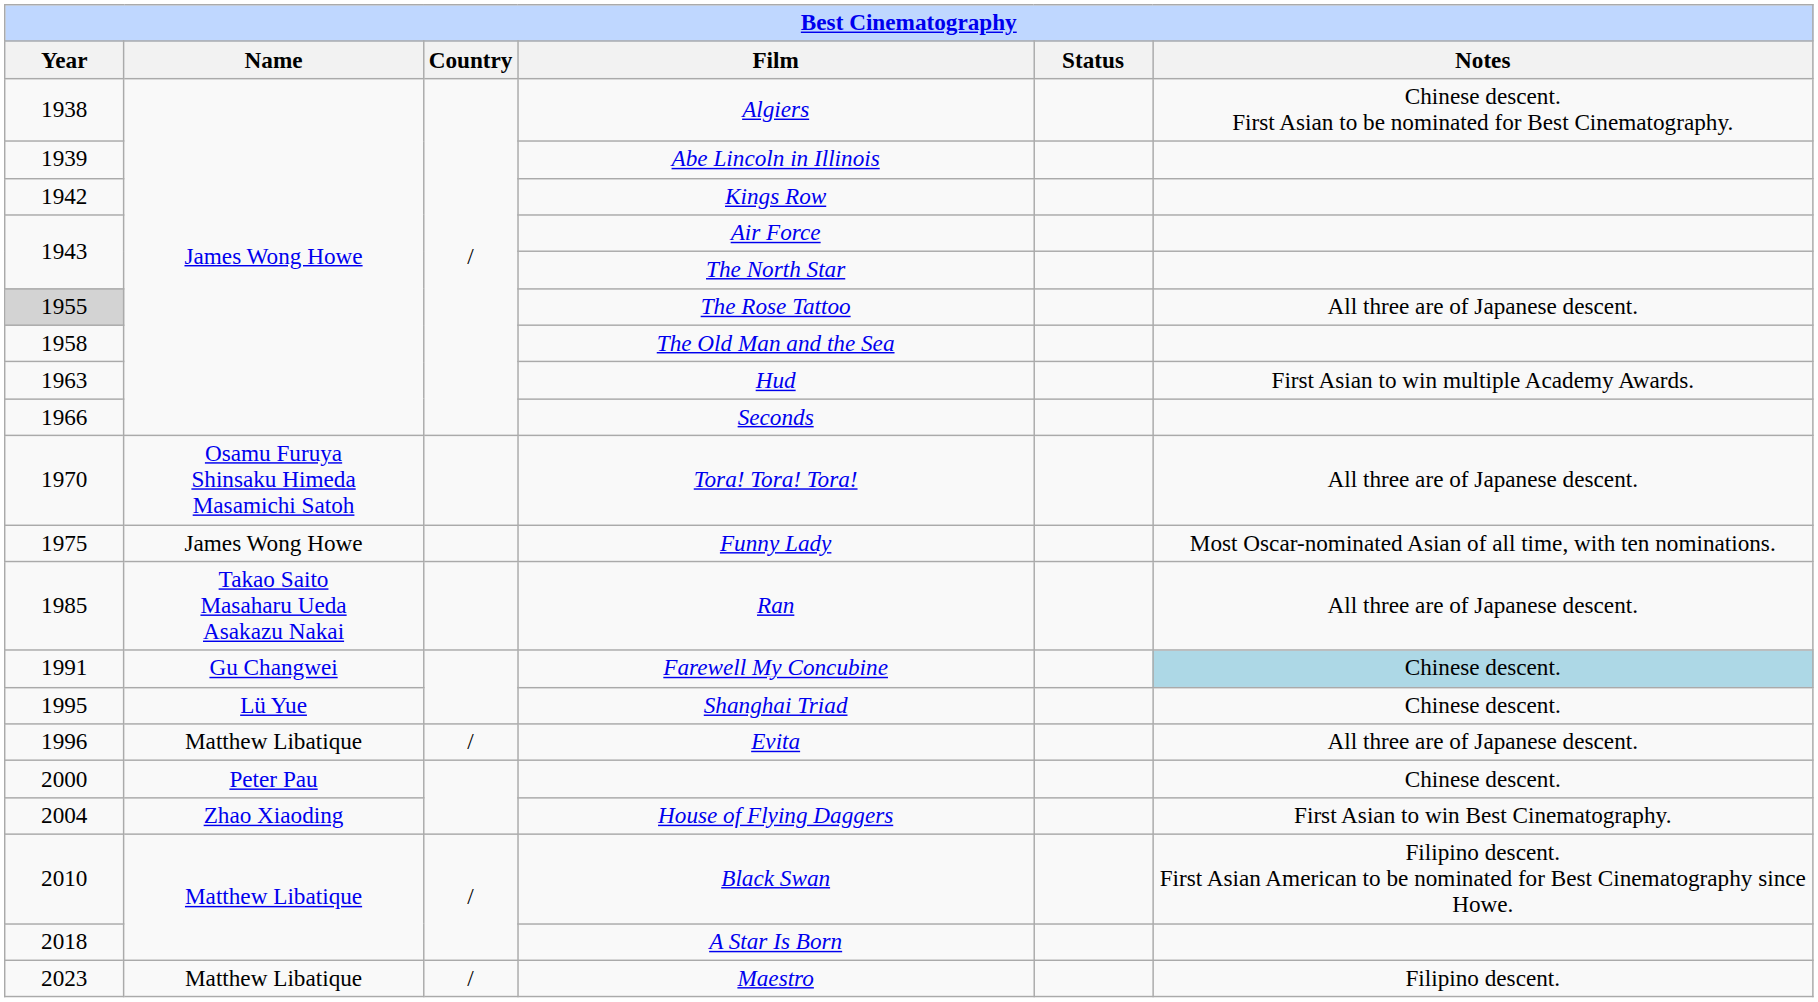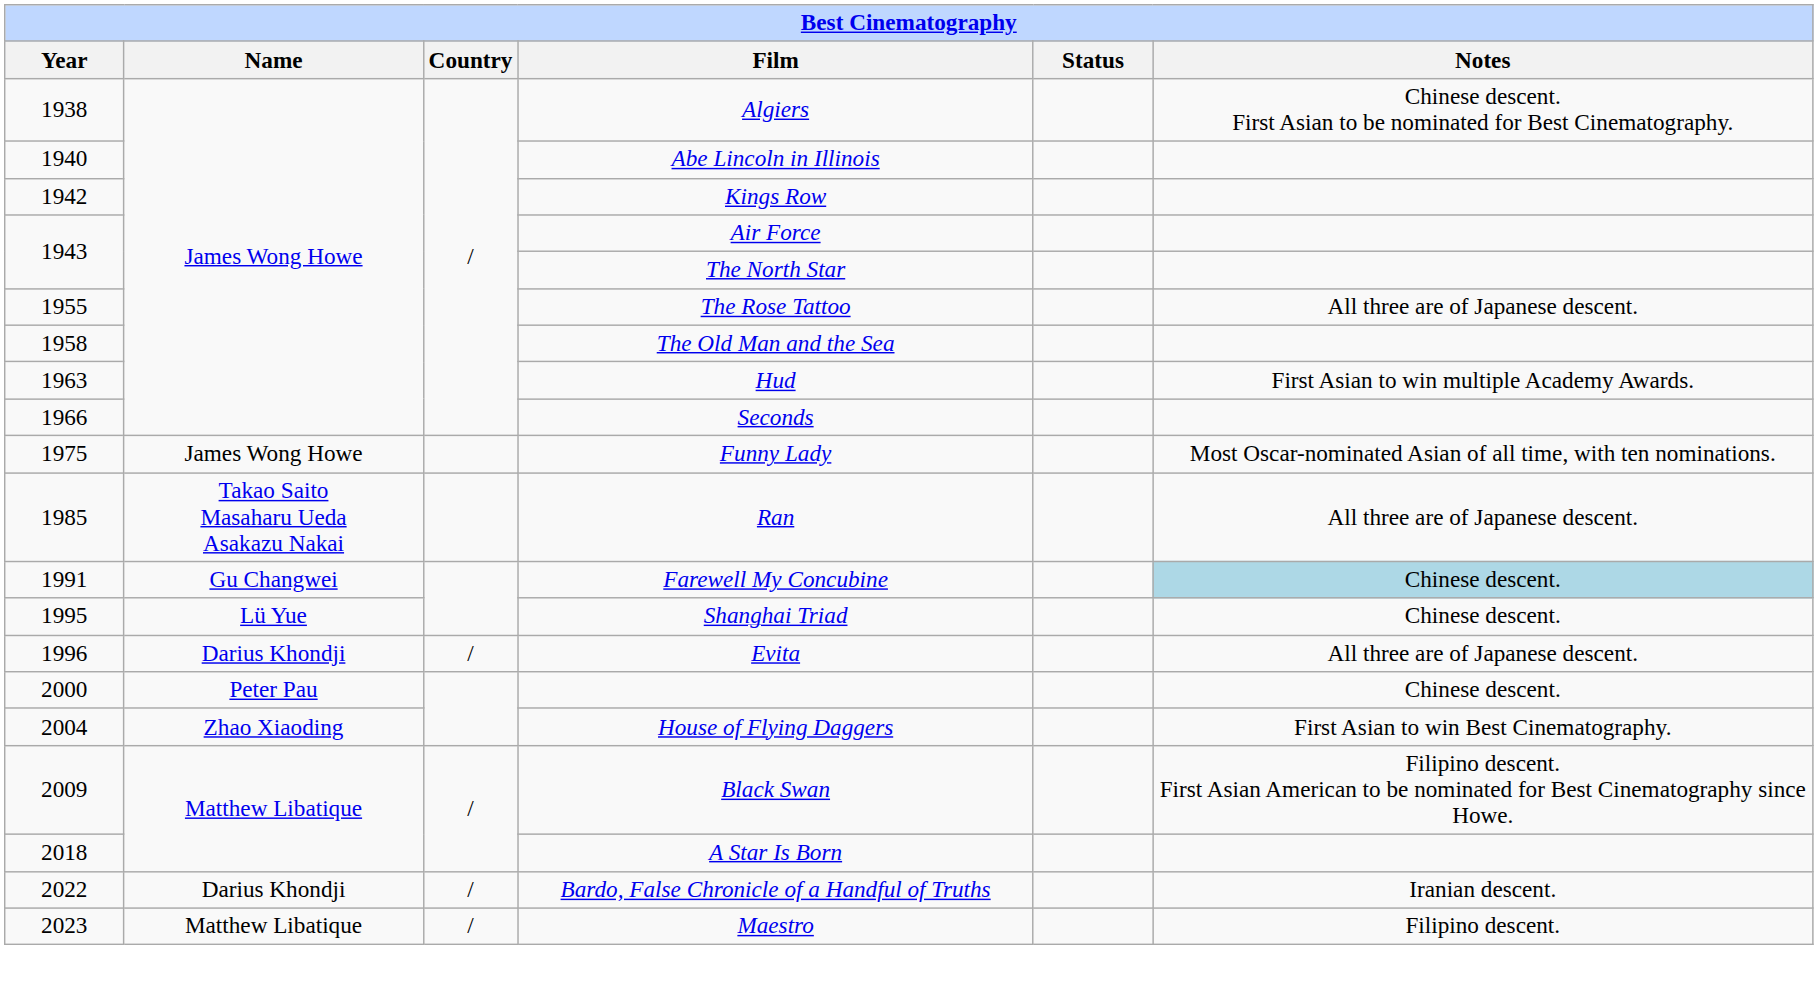(64, 159) 1939 -> (64, 159) 1940
(64, 306) lightgrey background -> (64, 306) no background
- row: (776, 479)
(274, 742) Matthew Libatique -> (274, 653) Darius Khondji
(64, 878) 2010 -> (64, 789) 2009
+ row: (776, 889)
